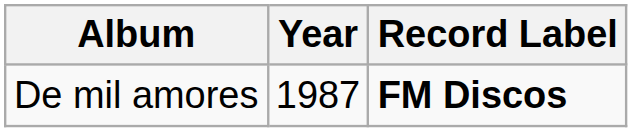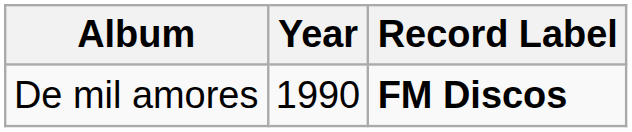(318, 94) 1987 -> (318, 94) 1990
